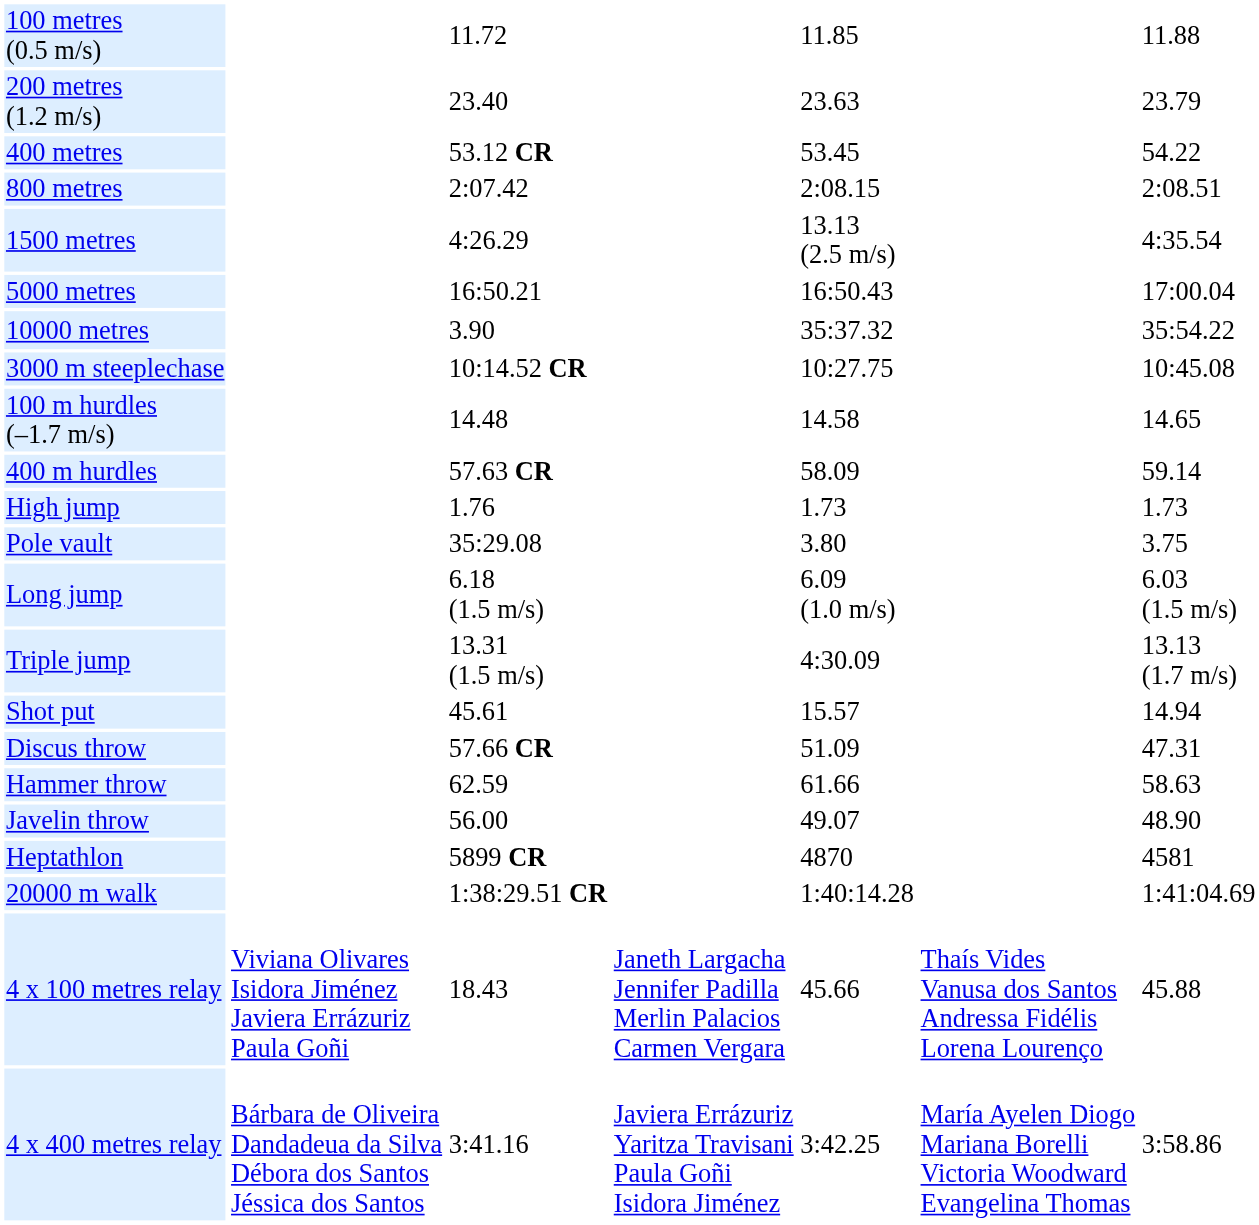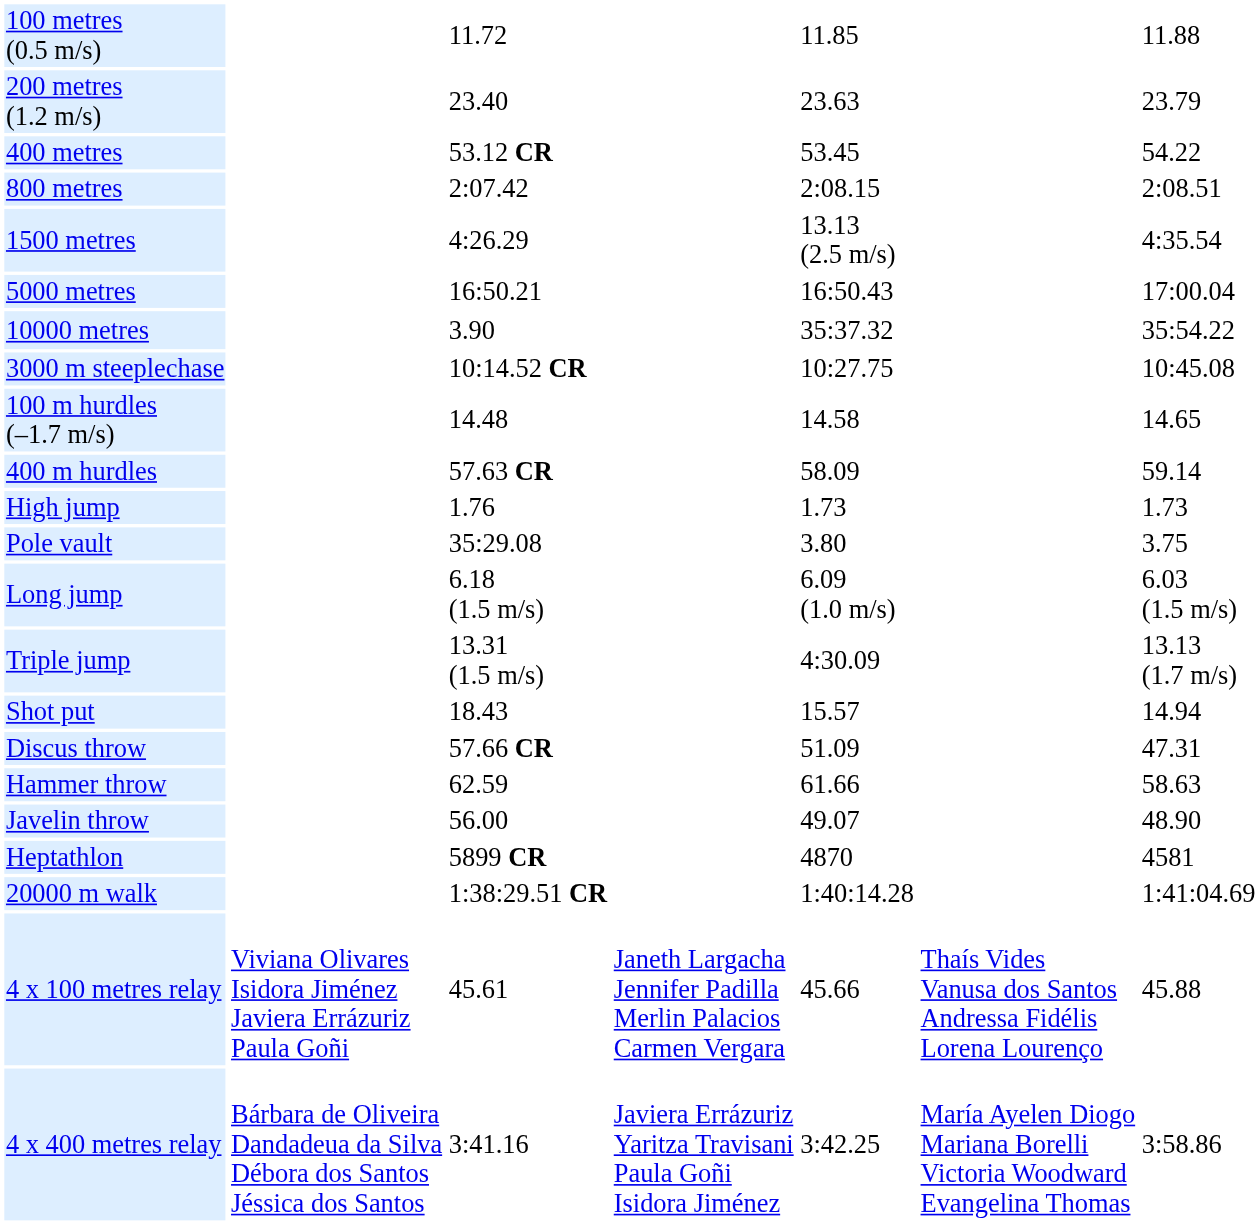(478, 711) 45.61 -> (478, 711) 18.43
(478, 989) 18.43 -> (478, 989) 45.61
